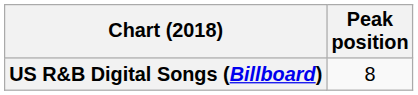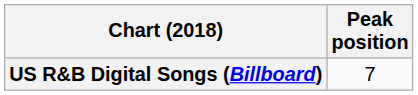(370, 74) 8 -> (370, 74) 7
